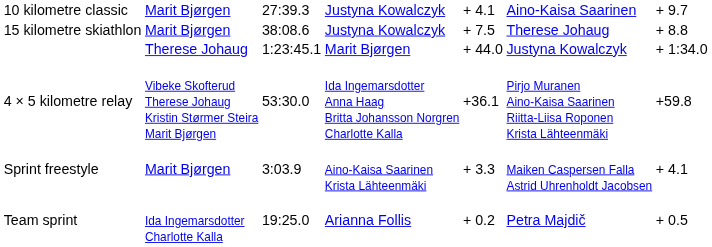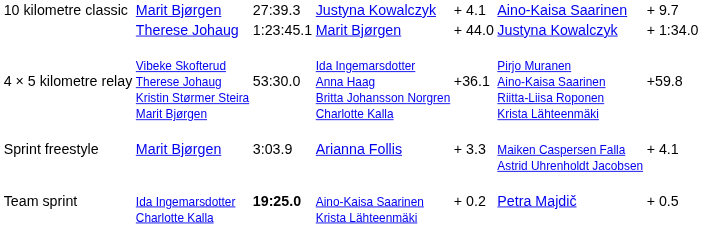- row: (73, 30)
(379, 178) Aino-Kaisa Saarinen Krista Lähteenmäki -> (359, 149) Arianna Follis
(286, 220) normal -> (277, 201) bold
(368, 220) Arianna Follis -> (370, 210) Aino-Kaisa Saarinen Krista Lähteenmäki
